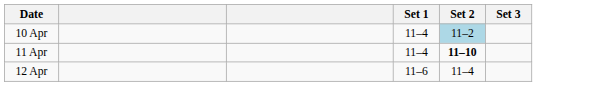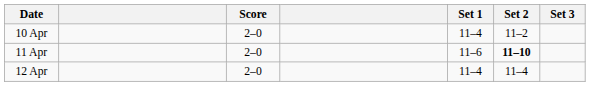+ column: (253, 14)
(462, 33) lightblue background -> (516, 33) no background
(416, 52) 11–4 -> (470, 52) 11–6
(416, 72) 11–6 -> (470, 72) 11–4
